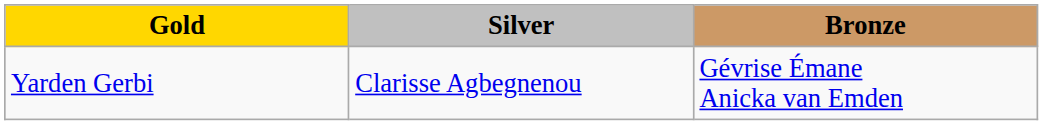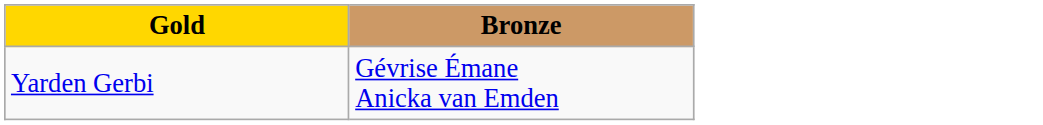- column: (521, 25)
